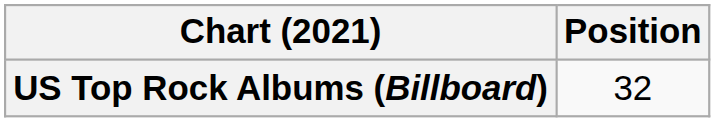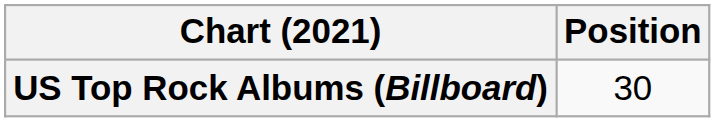(633, 87) 32 -> (633, 87) 30
